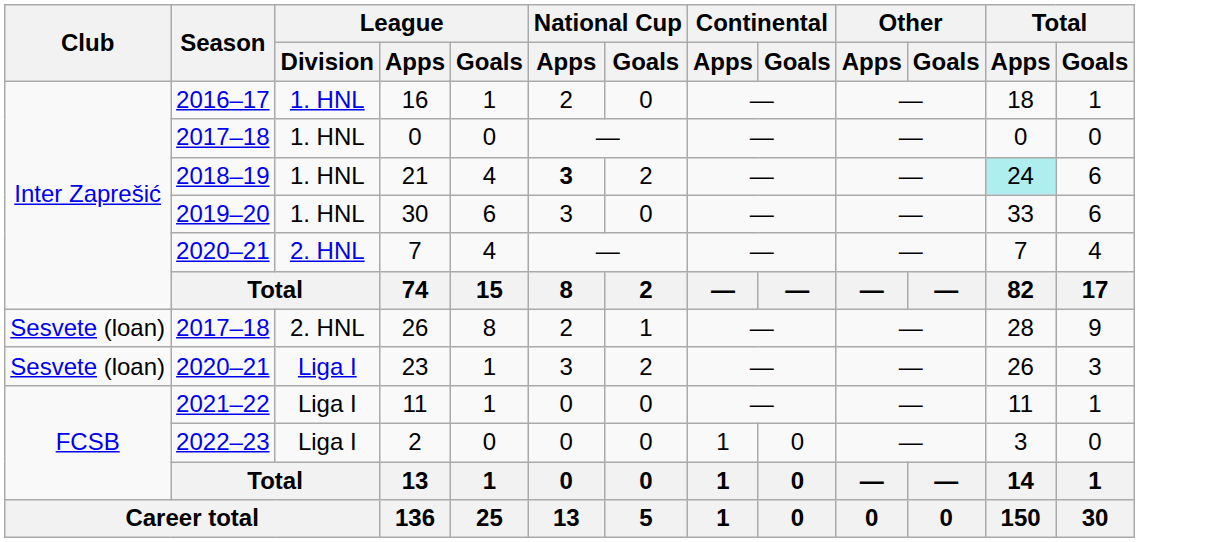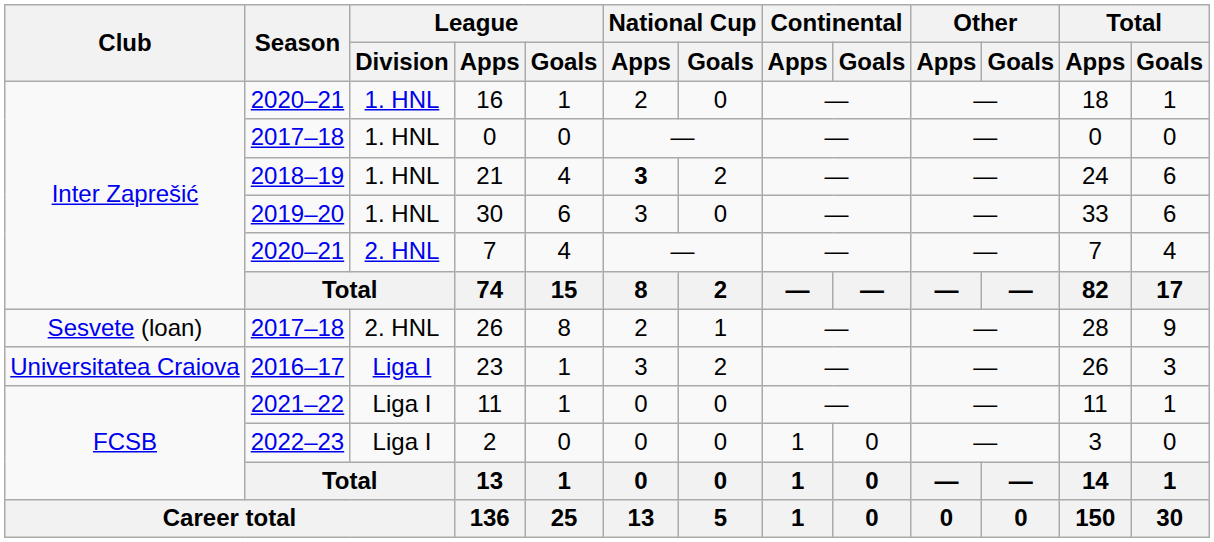(223, 99) 2016–17 -> (297, 99) 2020–21
(1021, 175) paleturquoise background -> (1095, 175) no background
(88, 366) Sesvete (loan) -> (125, 366) Universitatea Craiova
(223, 366) 2020–21 -> (297, 366) 2016–17
